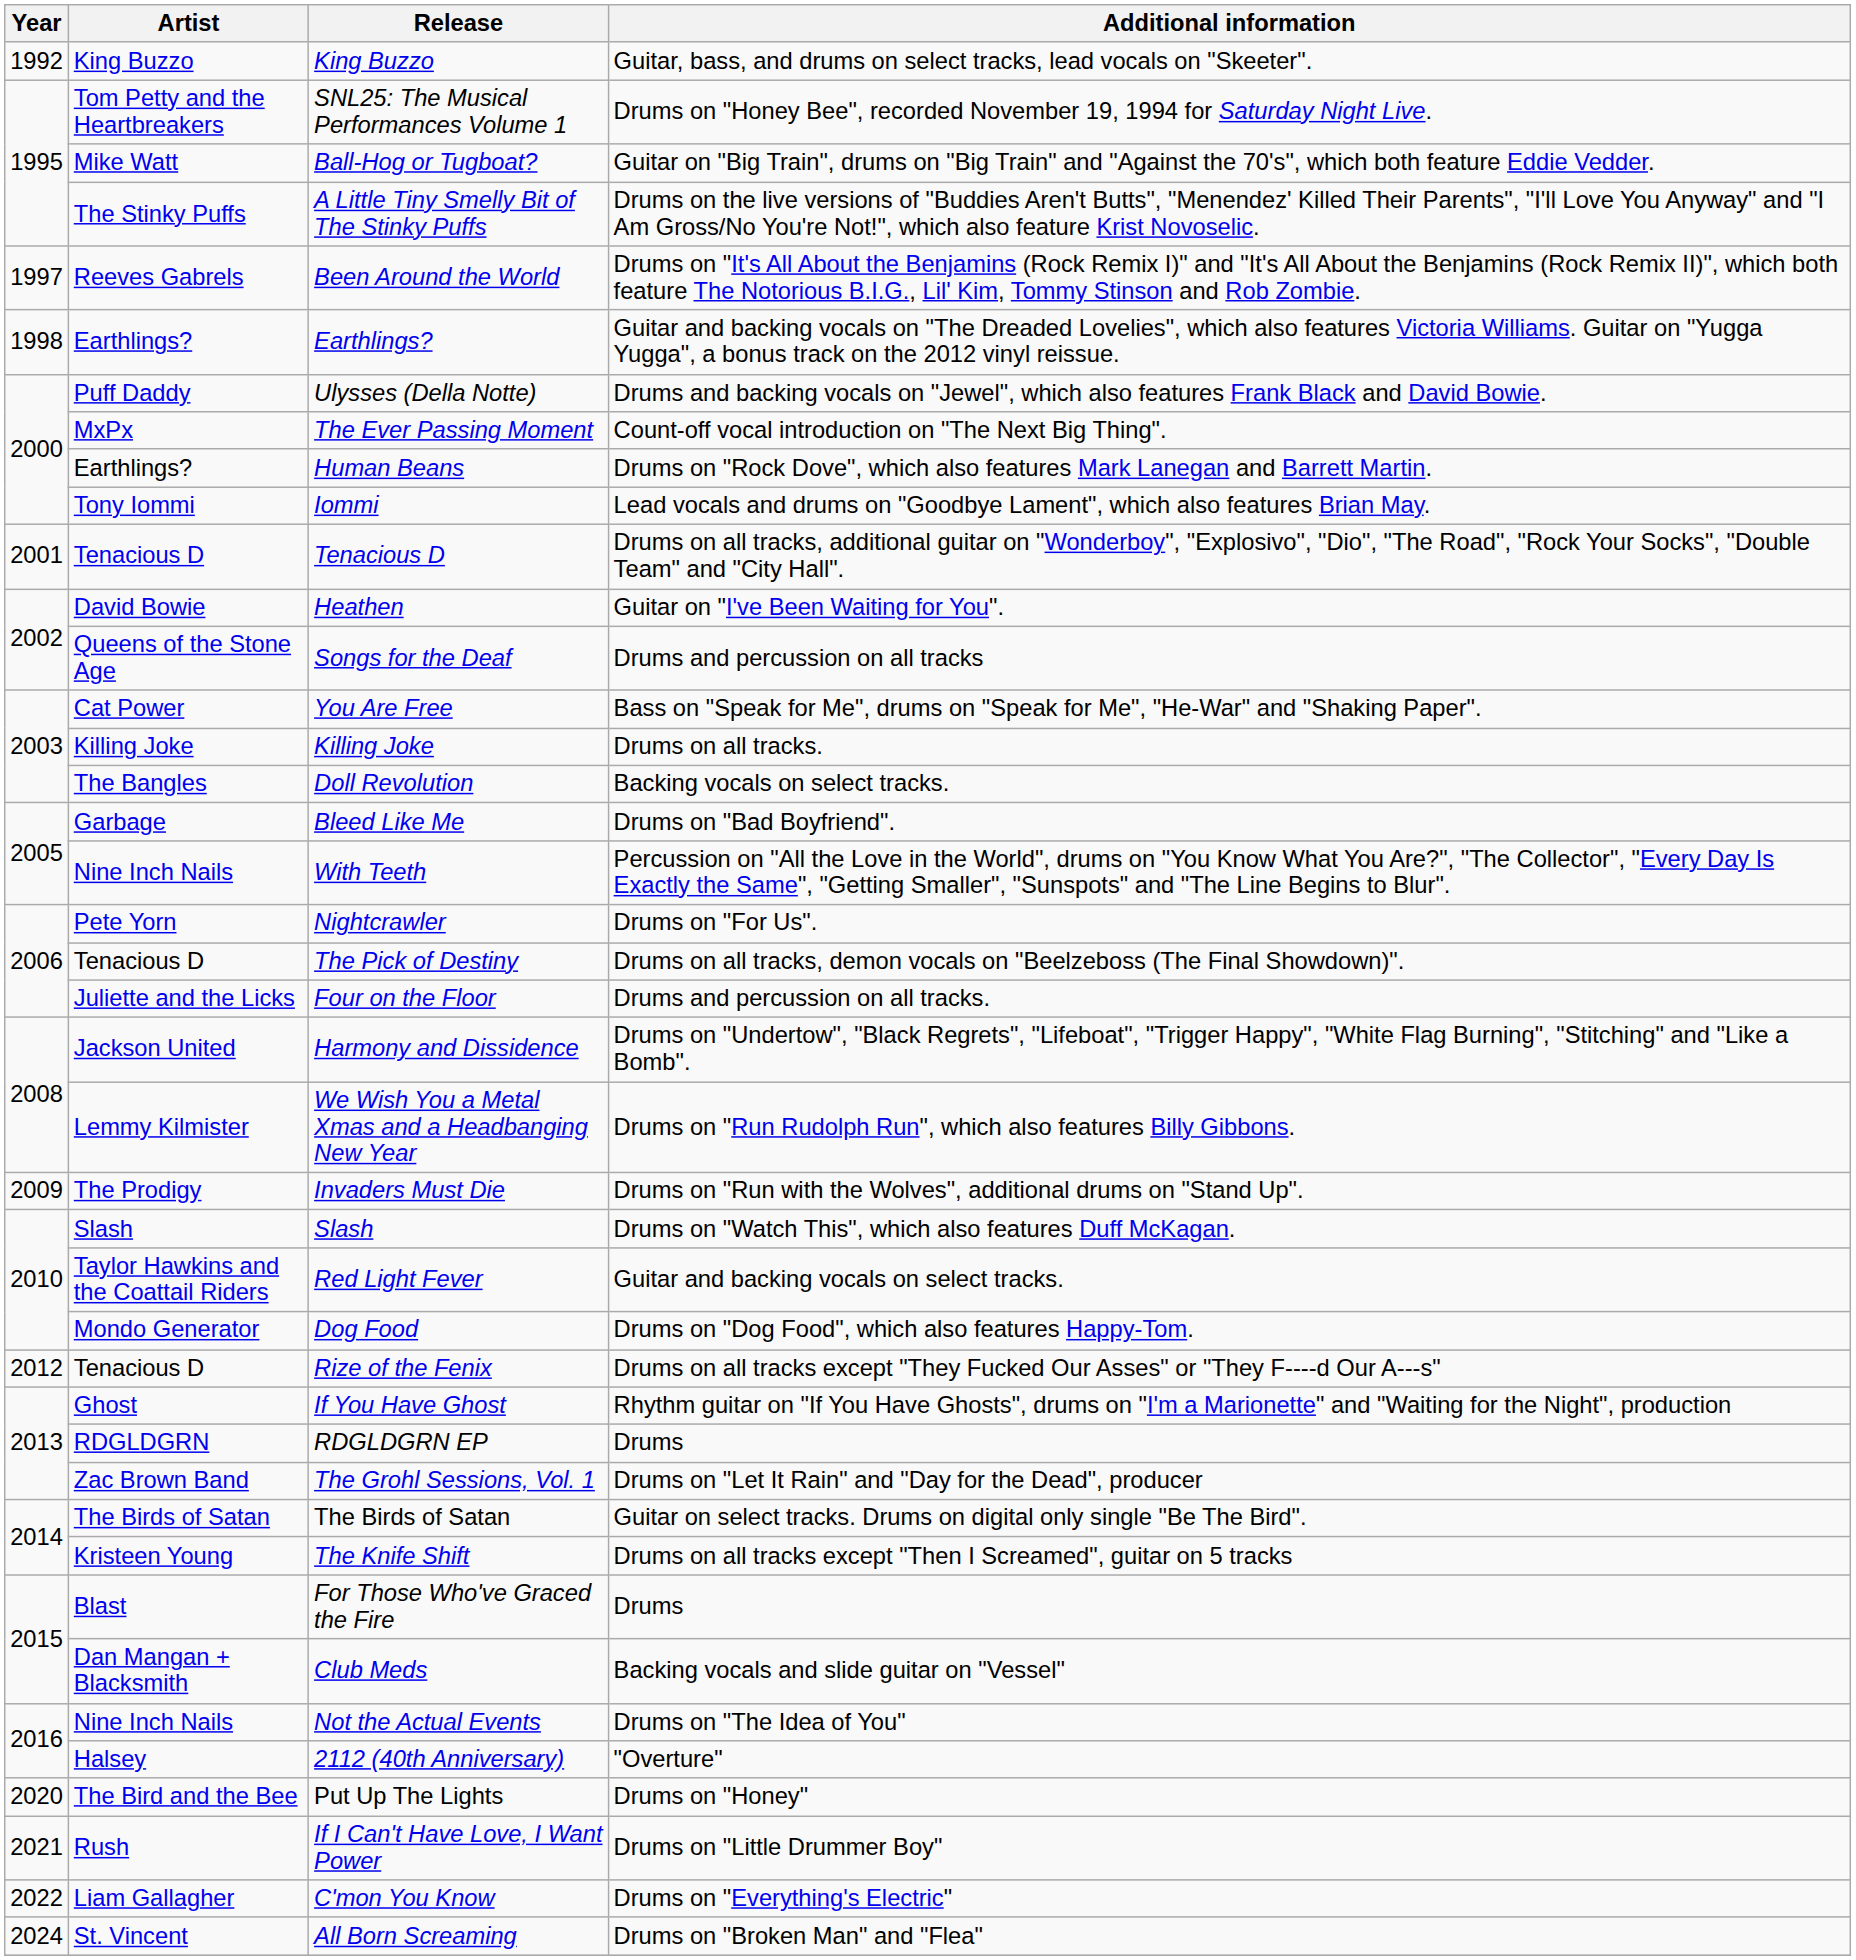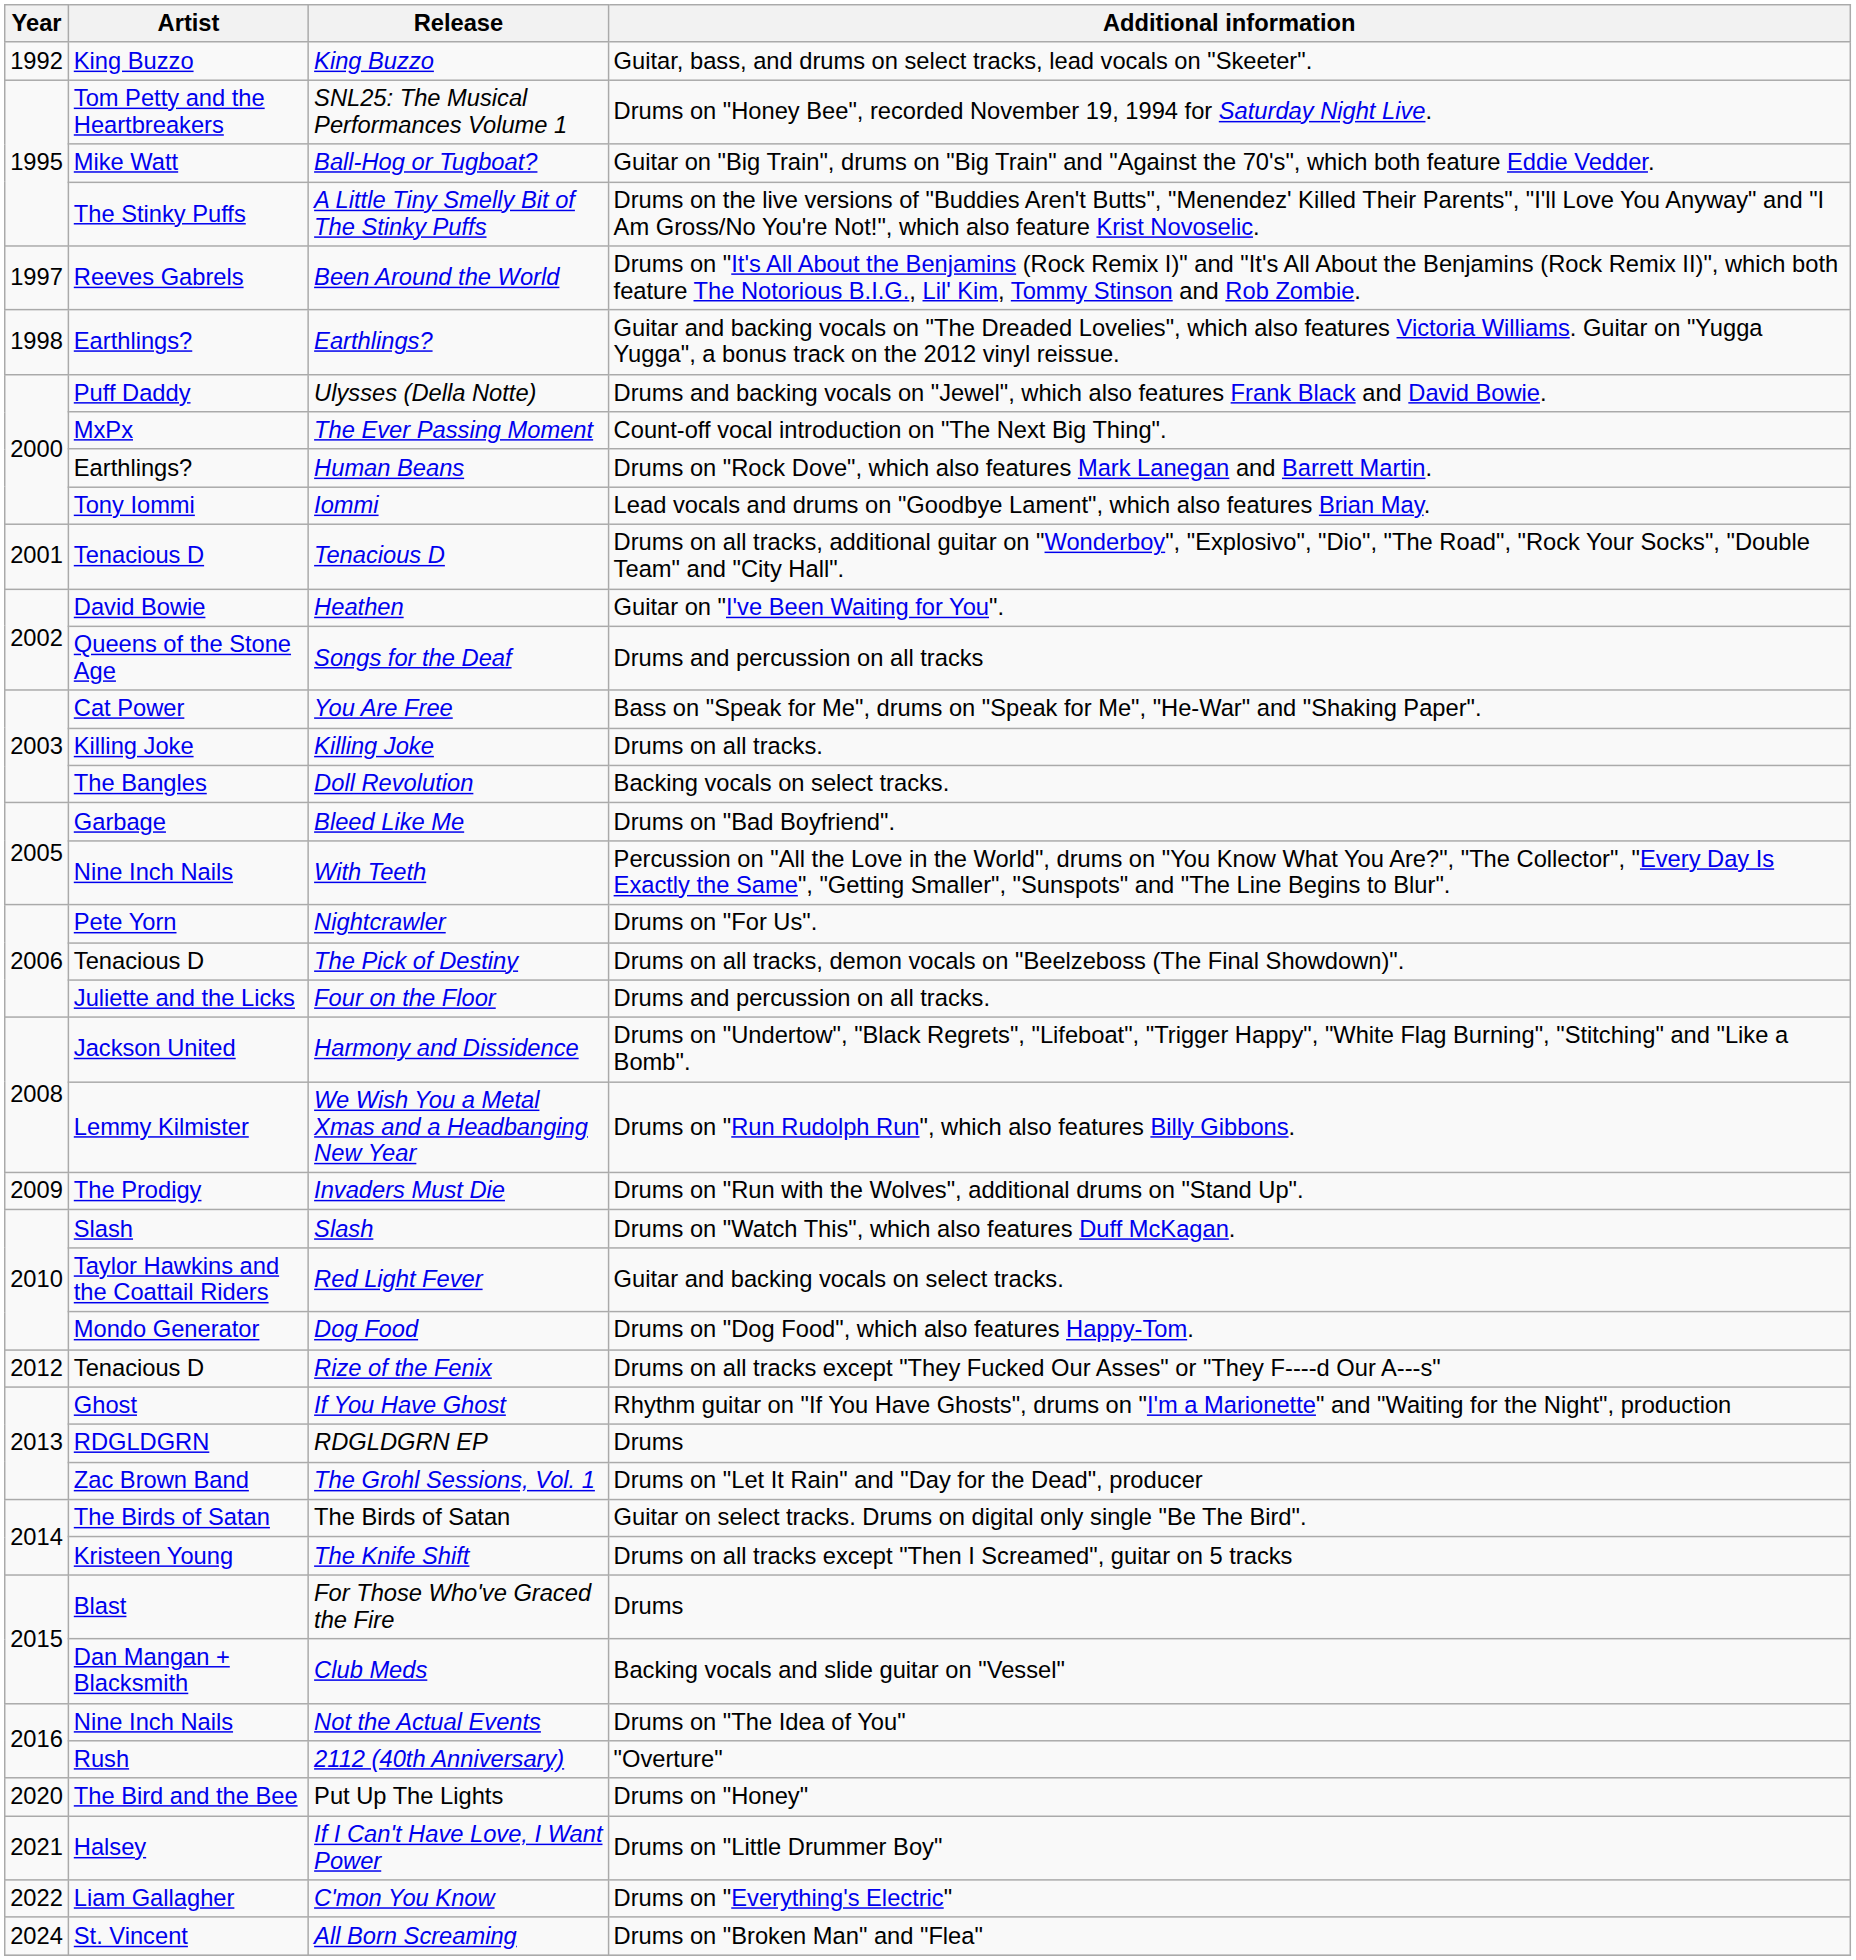(110, 1759) Halsey -> (101, 1759) Rush
(101, 1847) Rush -> (110, 1847) Halsey
